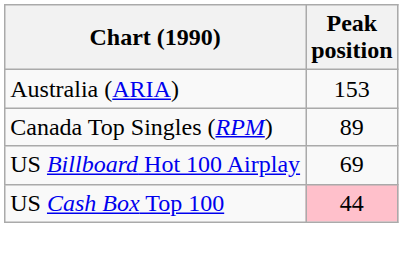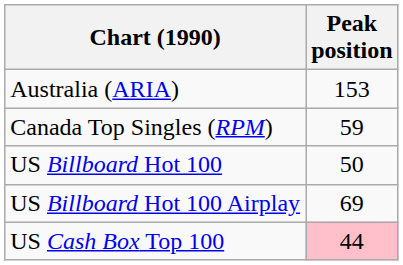(352, 126) 89 -> (352, 126) 59
+ row: (116, 164)
